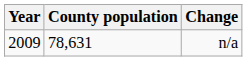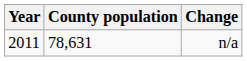(24, 42) 2009 -> (24, 42) 2011
